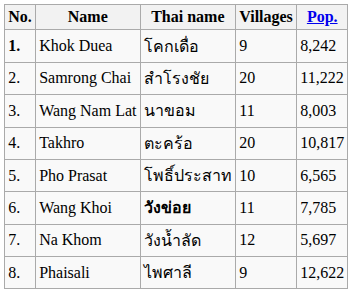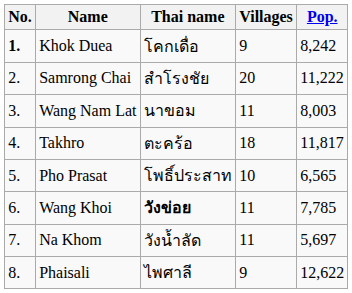(247, 143) 20 -> (247, 143) 18
(322, 143) 10,817 -> (322, 143) 11,817
(247, 240) 12 -> (247, 240) 11
